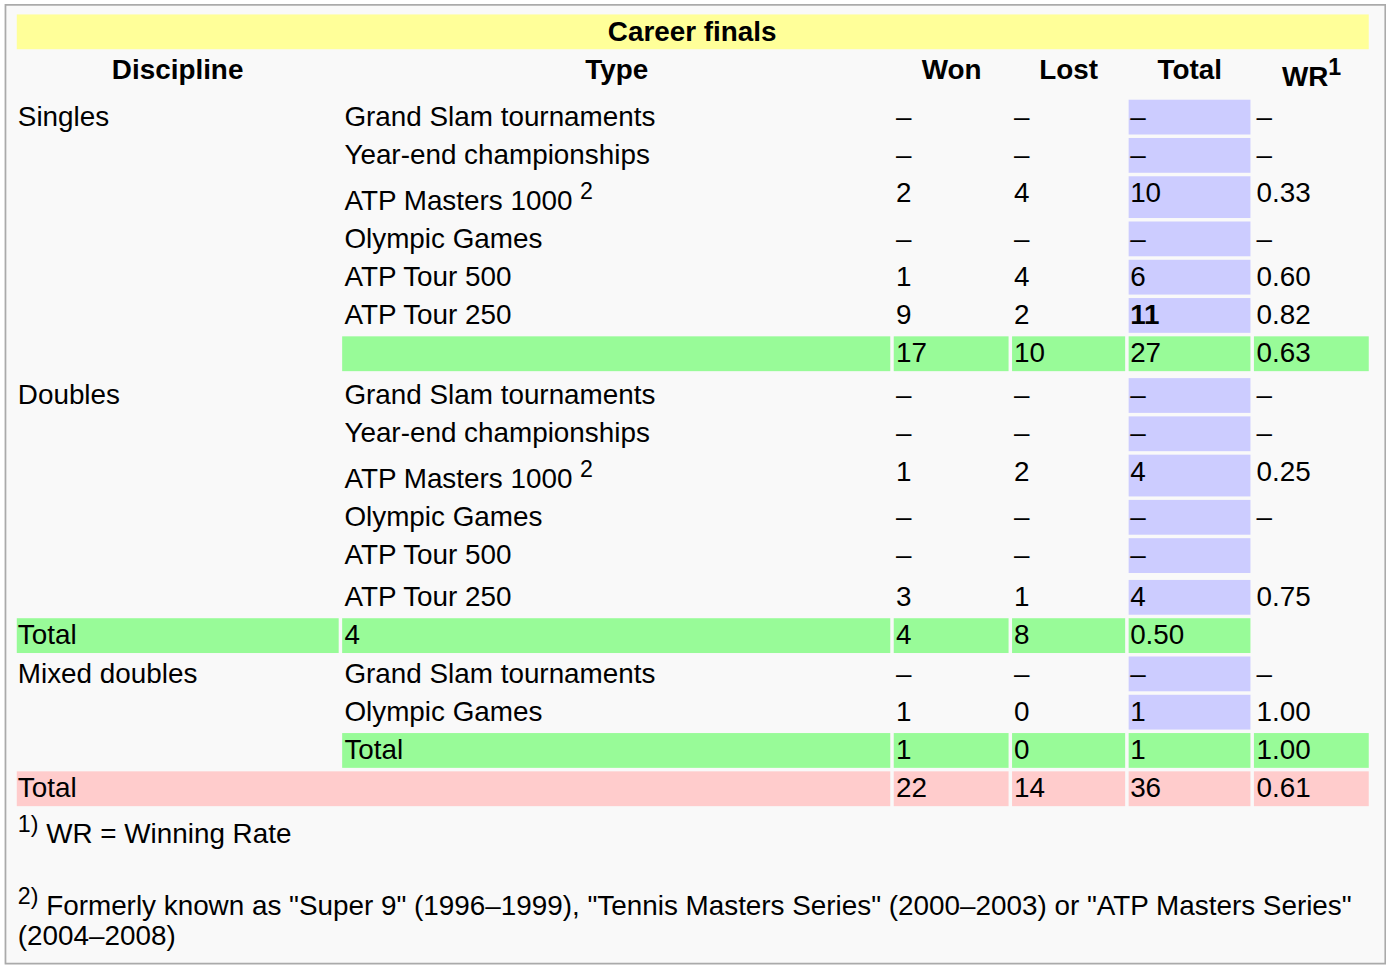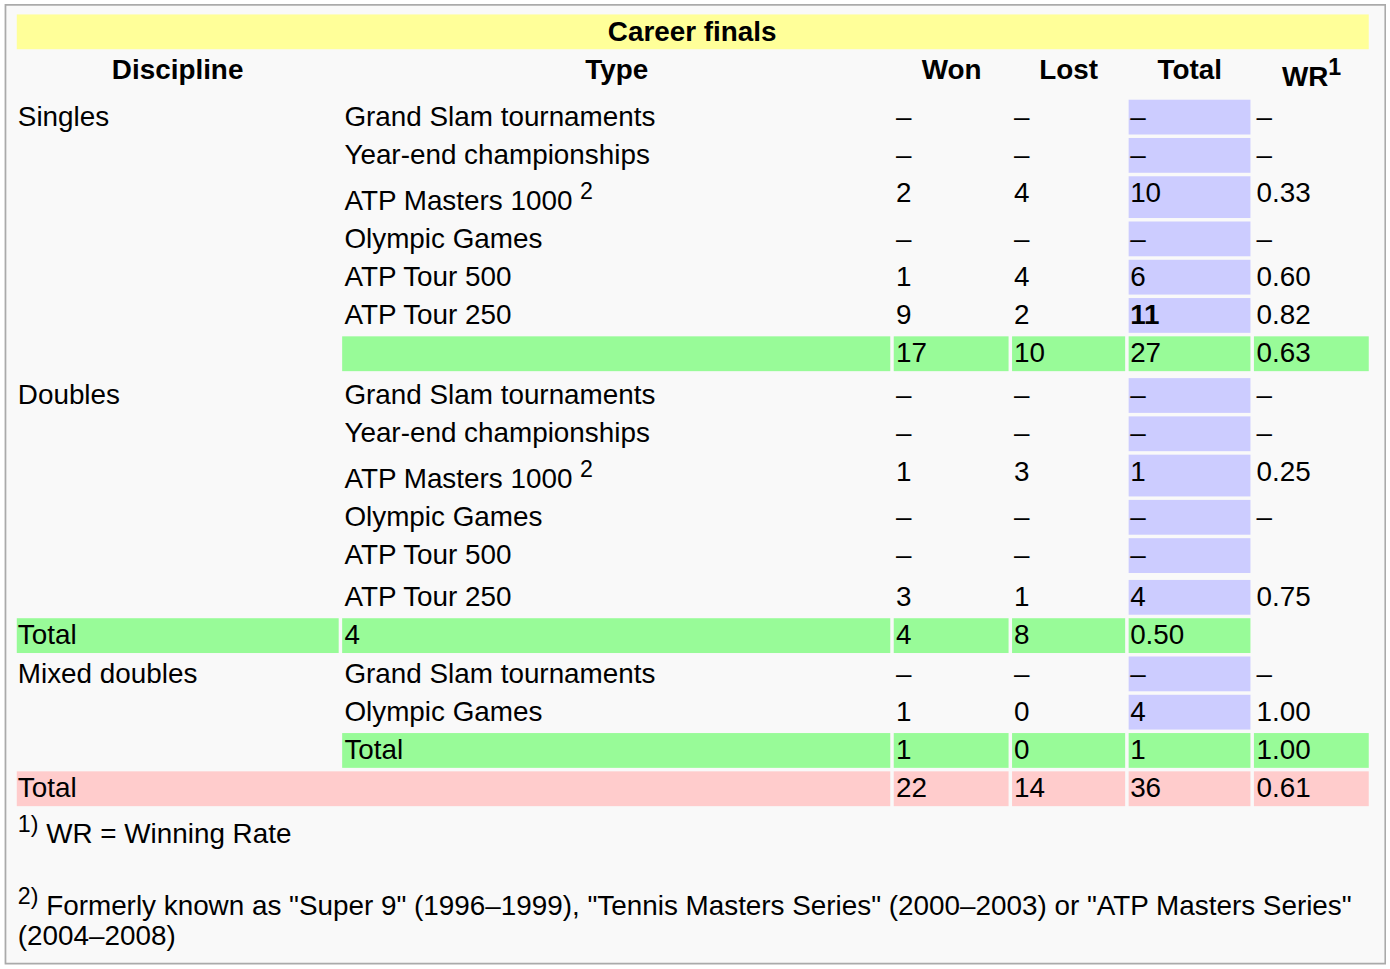(1022, 471) 2 -> (1022, 471) 3
(1138, 471) 4 -> (1138, 471) 1
(1138, 712) 1 -> (1138, 712) 4
